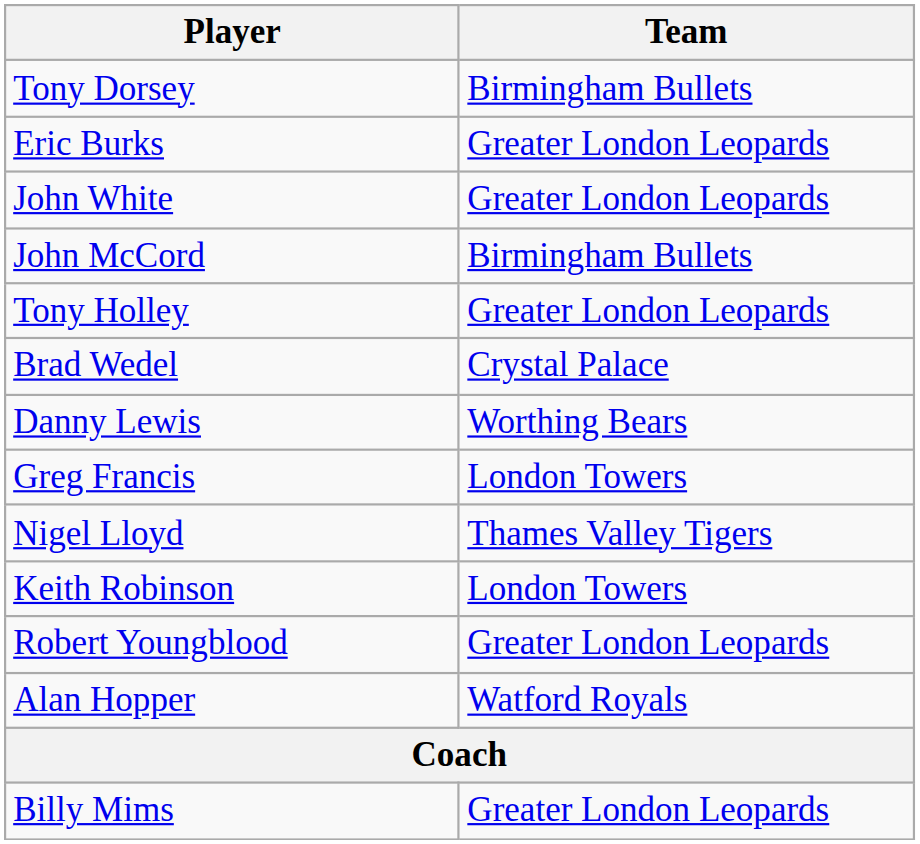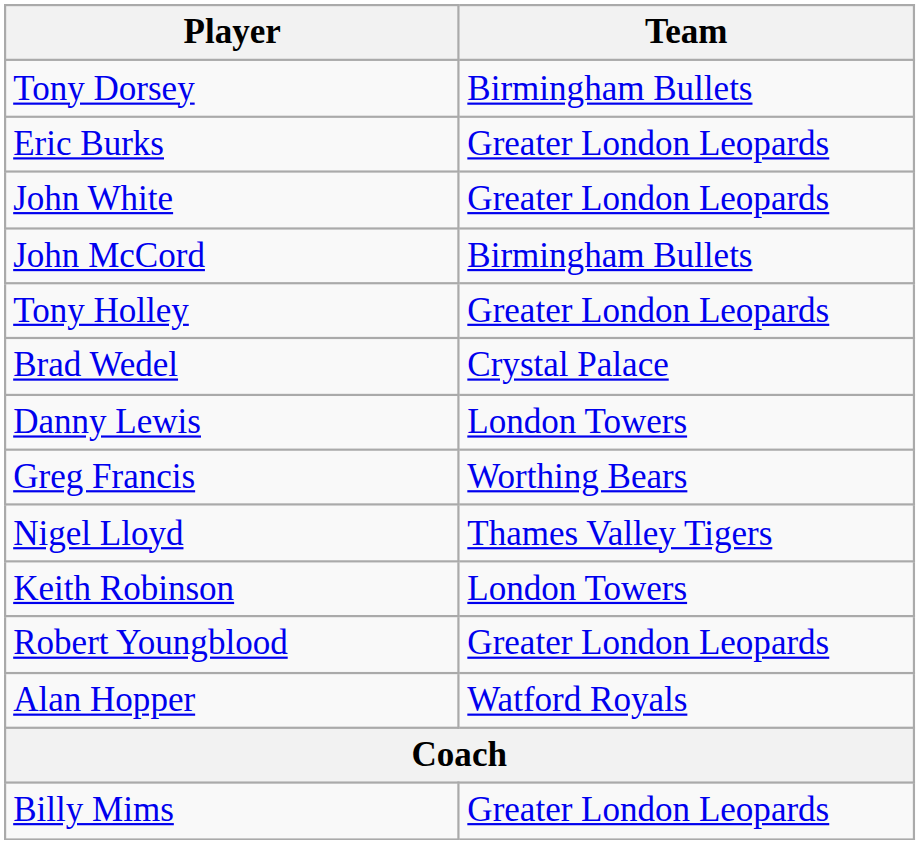(577, 421) Worthing Bears -> (577, 421) London Towers
(577, 476) London Towers -> (577, 476) Worthing Bears
